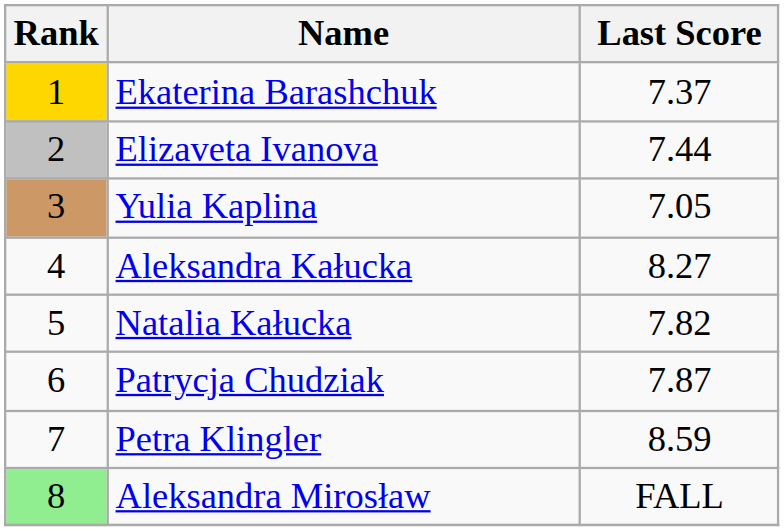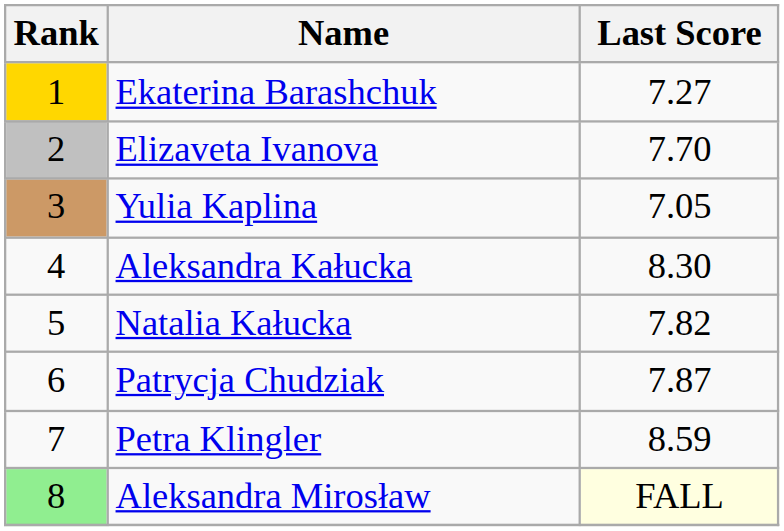(680, 91) 7.37 -> (680, 91) 7.27
(680, 149) 7.44 -> (680, 149) 7.70
(680, 264) 8.27 -> (680, 264) 8.30
(680, 496) no background -> (680, 496) lightyellow background
